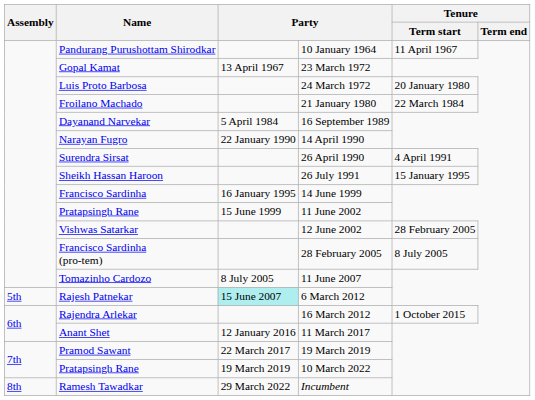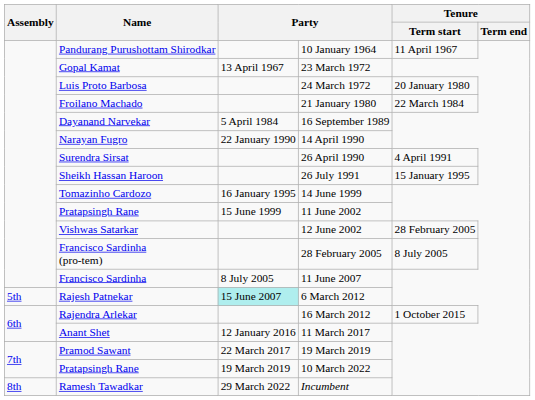(103, 193) Francisco Sardinha -> (105, 193) Tomazinho Cardozo
(105, 278) Tomazinho Cardozo -> (103, 278) Francisco Sardinha
